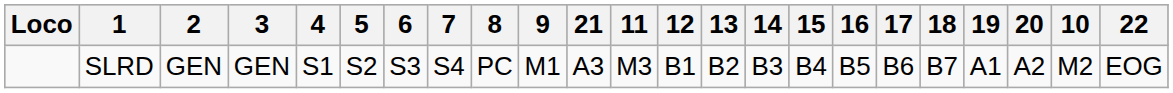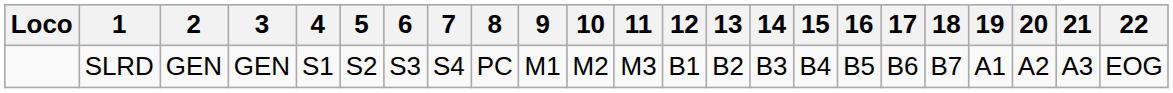columns swapped: (1075, 25) <-> (588, 25)
